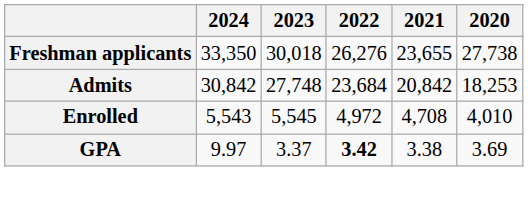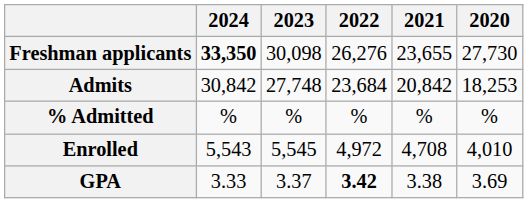(229, 52) normal -> (229, 52) bold
(294, 52) 30,018 -> (294, 52) 30,098
(490, 52) 27,738 -> (490, 52) 27,730
+ row: (100, 117)
(229, 149) 9.97 -> (229, 181) 3.33
